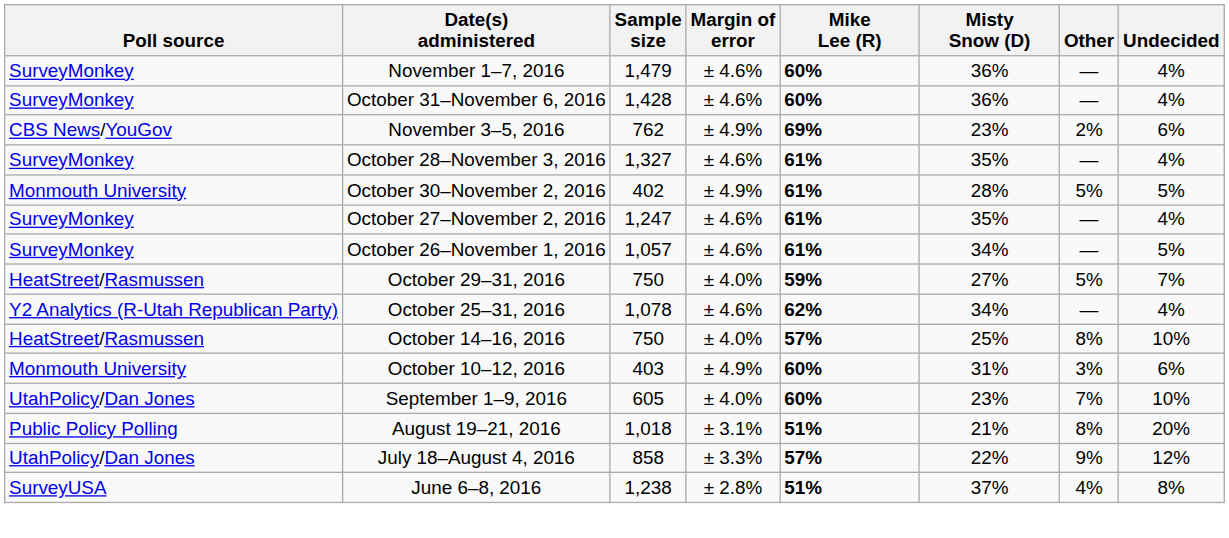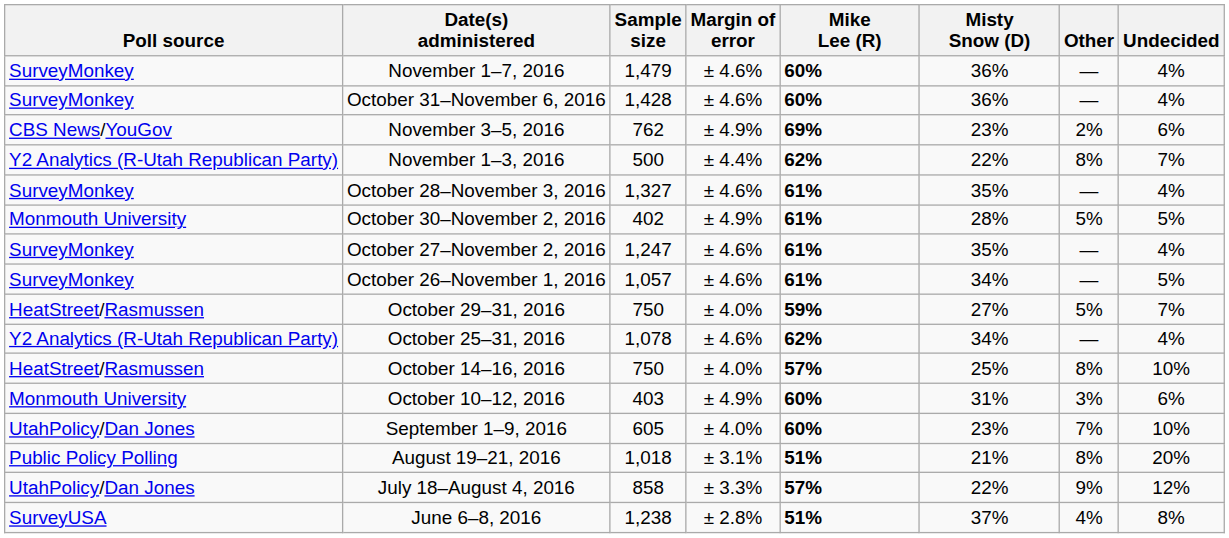+ row: (476, 160)
